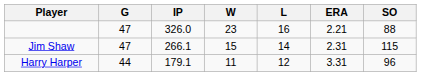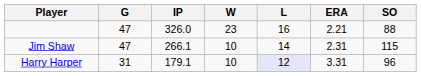(231, 46) 15 -> (231, 46) 10
(125, 63) 44 -> (125, 63) 31
(231, 63) 11 -> (231, 63) 10
(284, 63) no background -> (284, 63) lavender background
